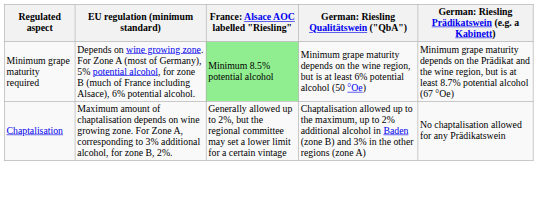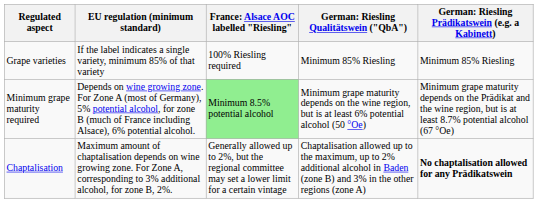+ row: (36, 60)
(471, 131) normal -> (474, 168) bold
